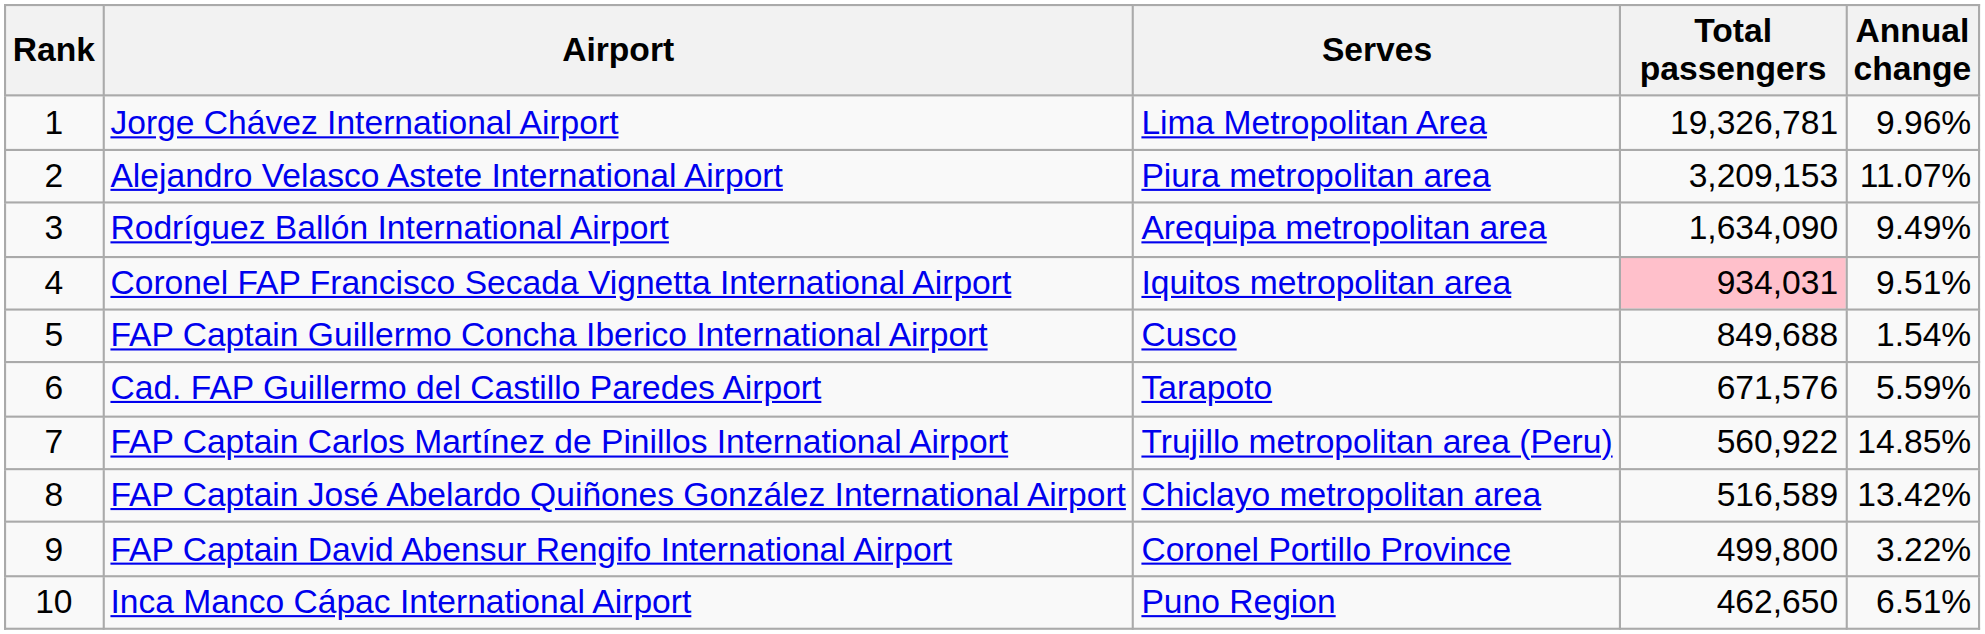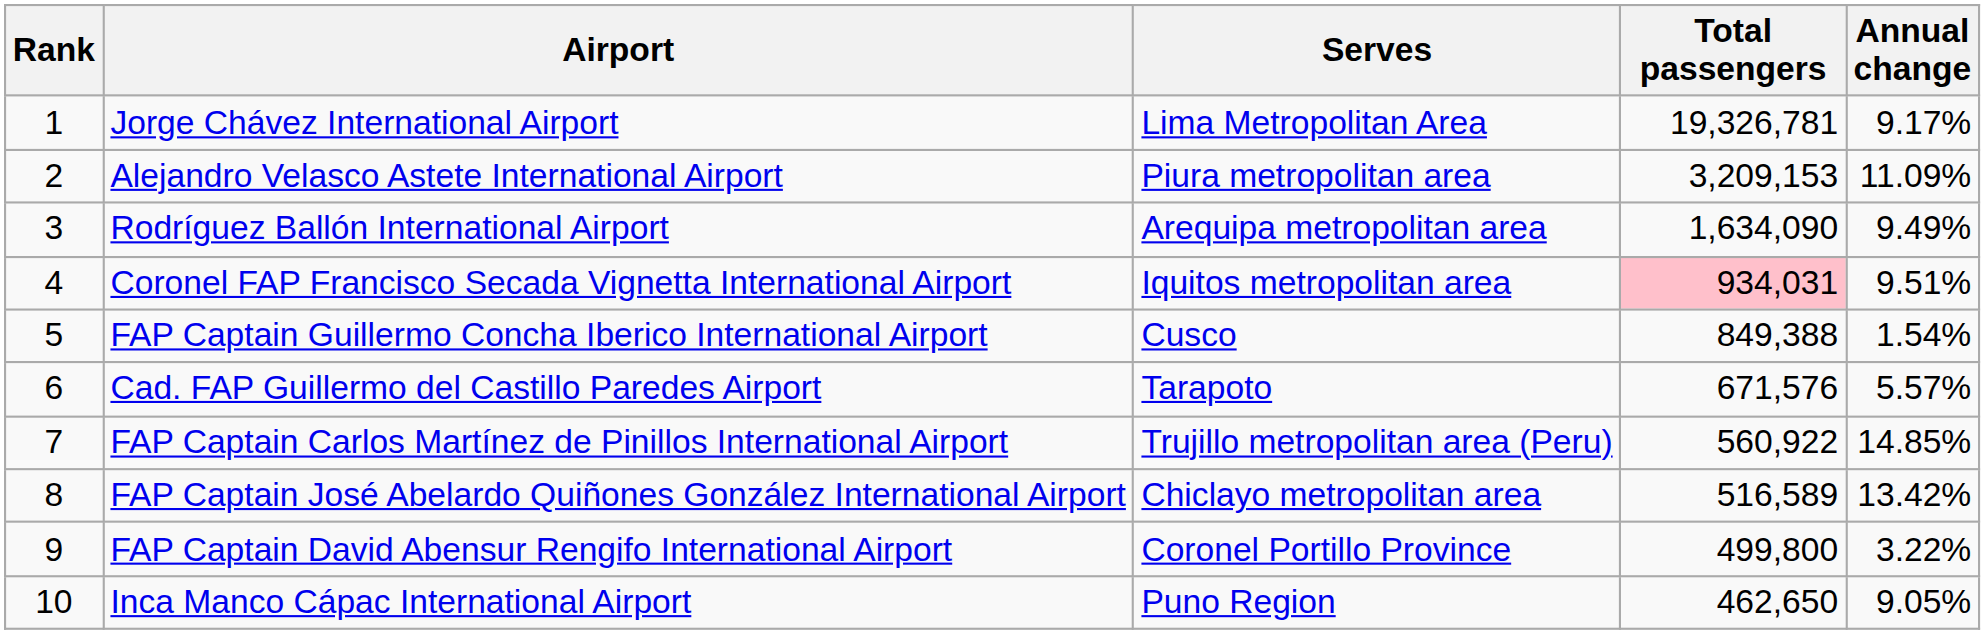(1924, 122) 9.96% -> (1924, 122) 9.17%
(1916, 175) 11.07% -> (1916, 175) 11.09%
(1777, 335) 849,688 -> (1777, 335) 849,388
(1924, 388) 5.59% -> (1924, 388) 5.57%
(1924, 601) 6.51% -> (1924, 601) 9.05%
